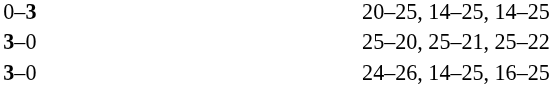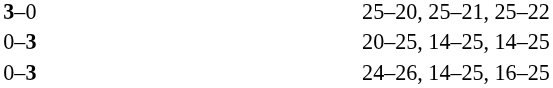rows swapped: (456, 42) <-> (456, 11)
(20, 72) 3–0 -> (20, 72) 0–3
